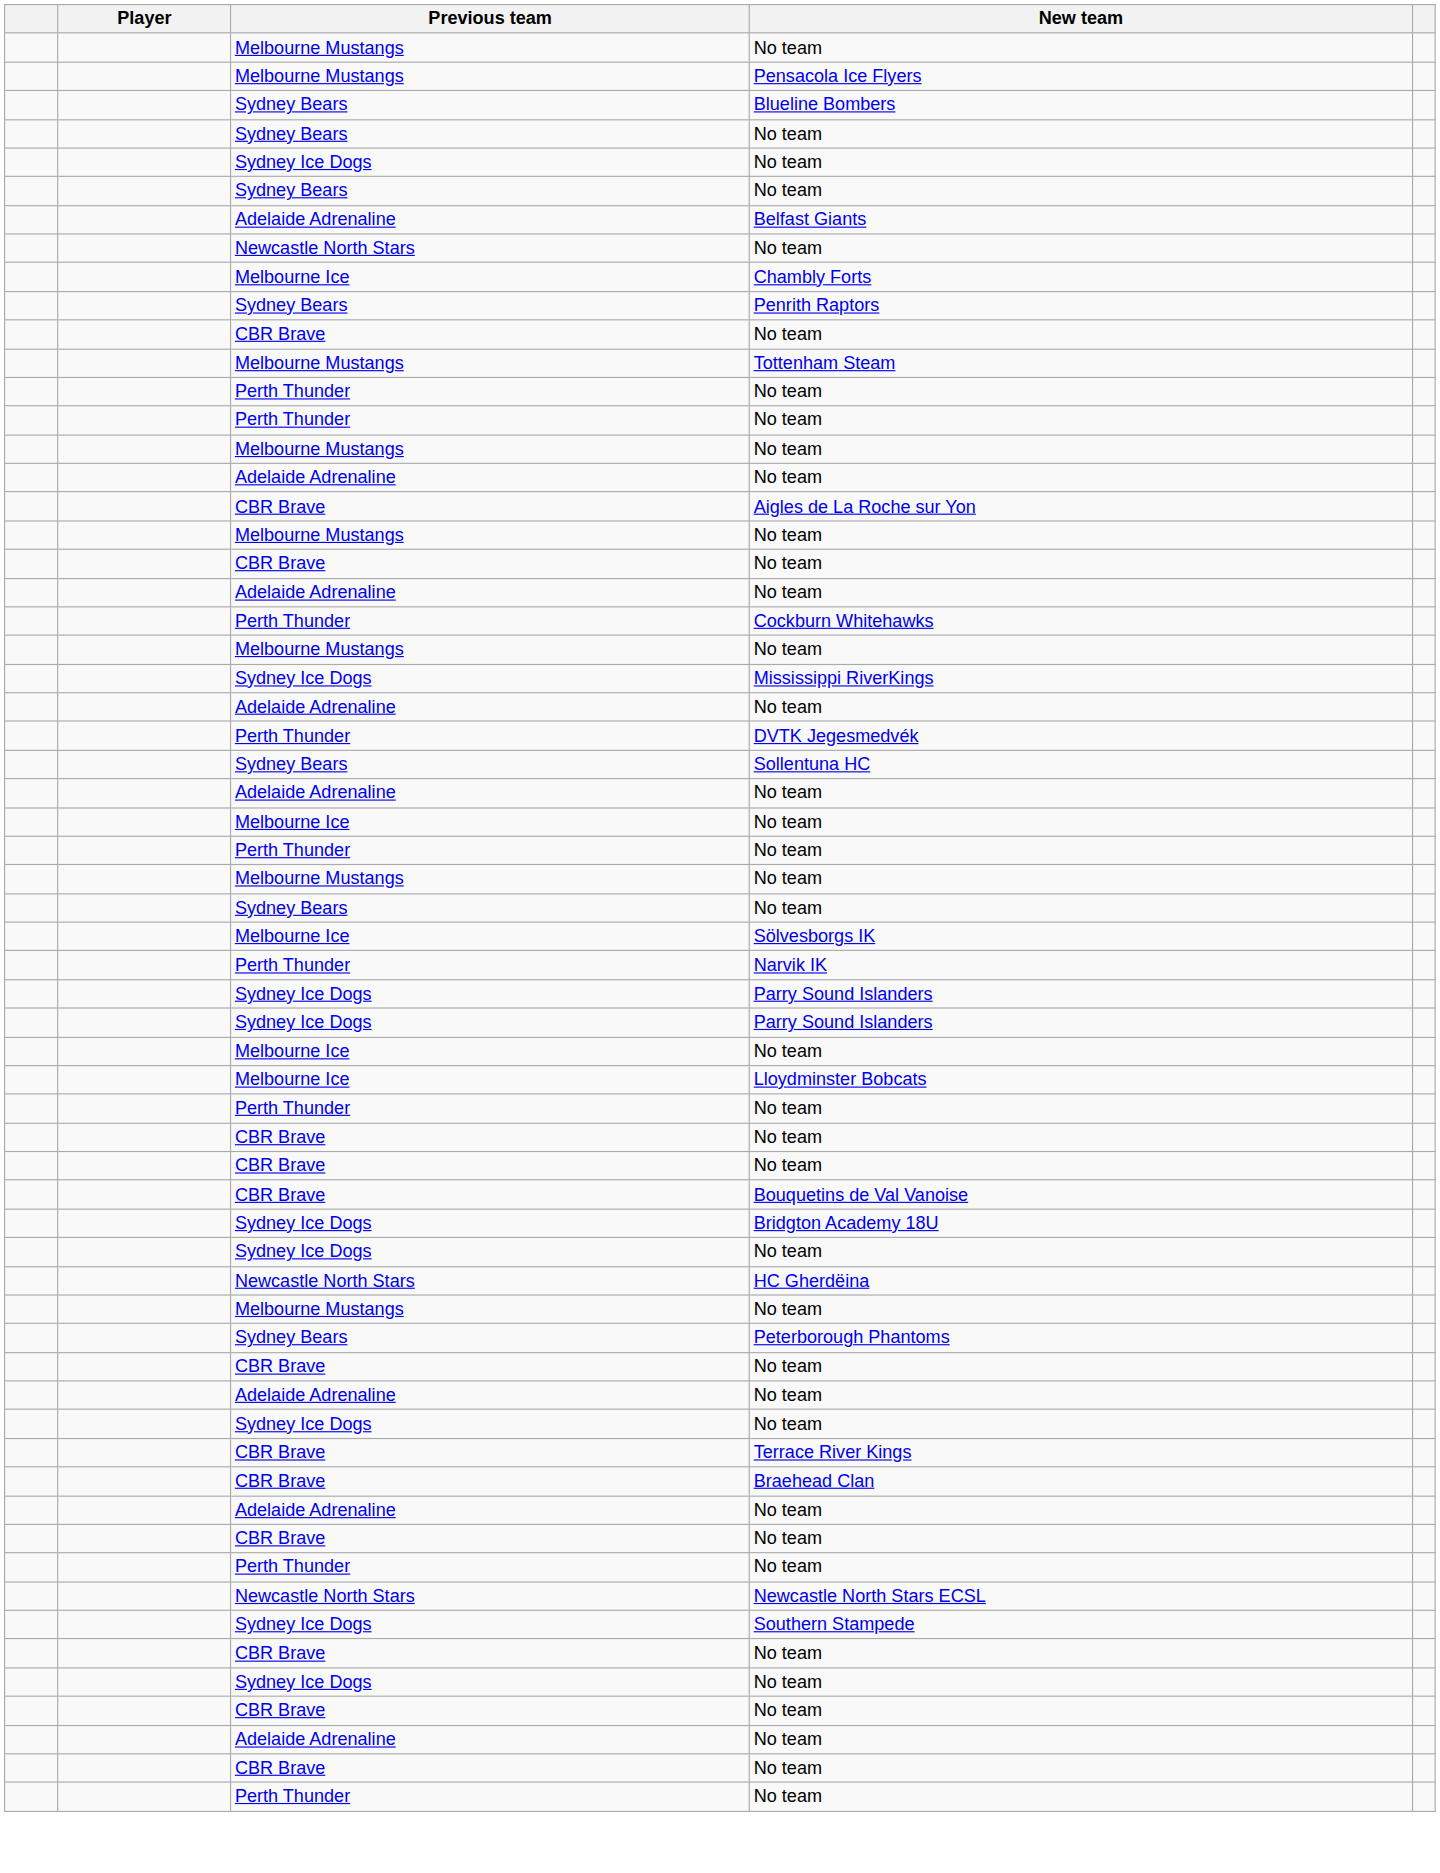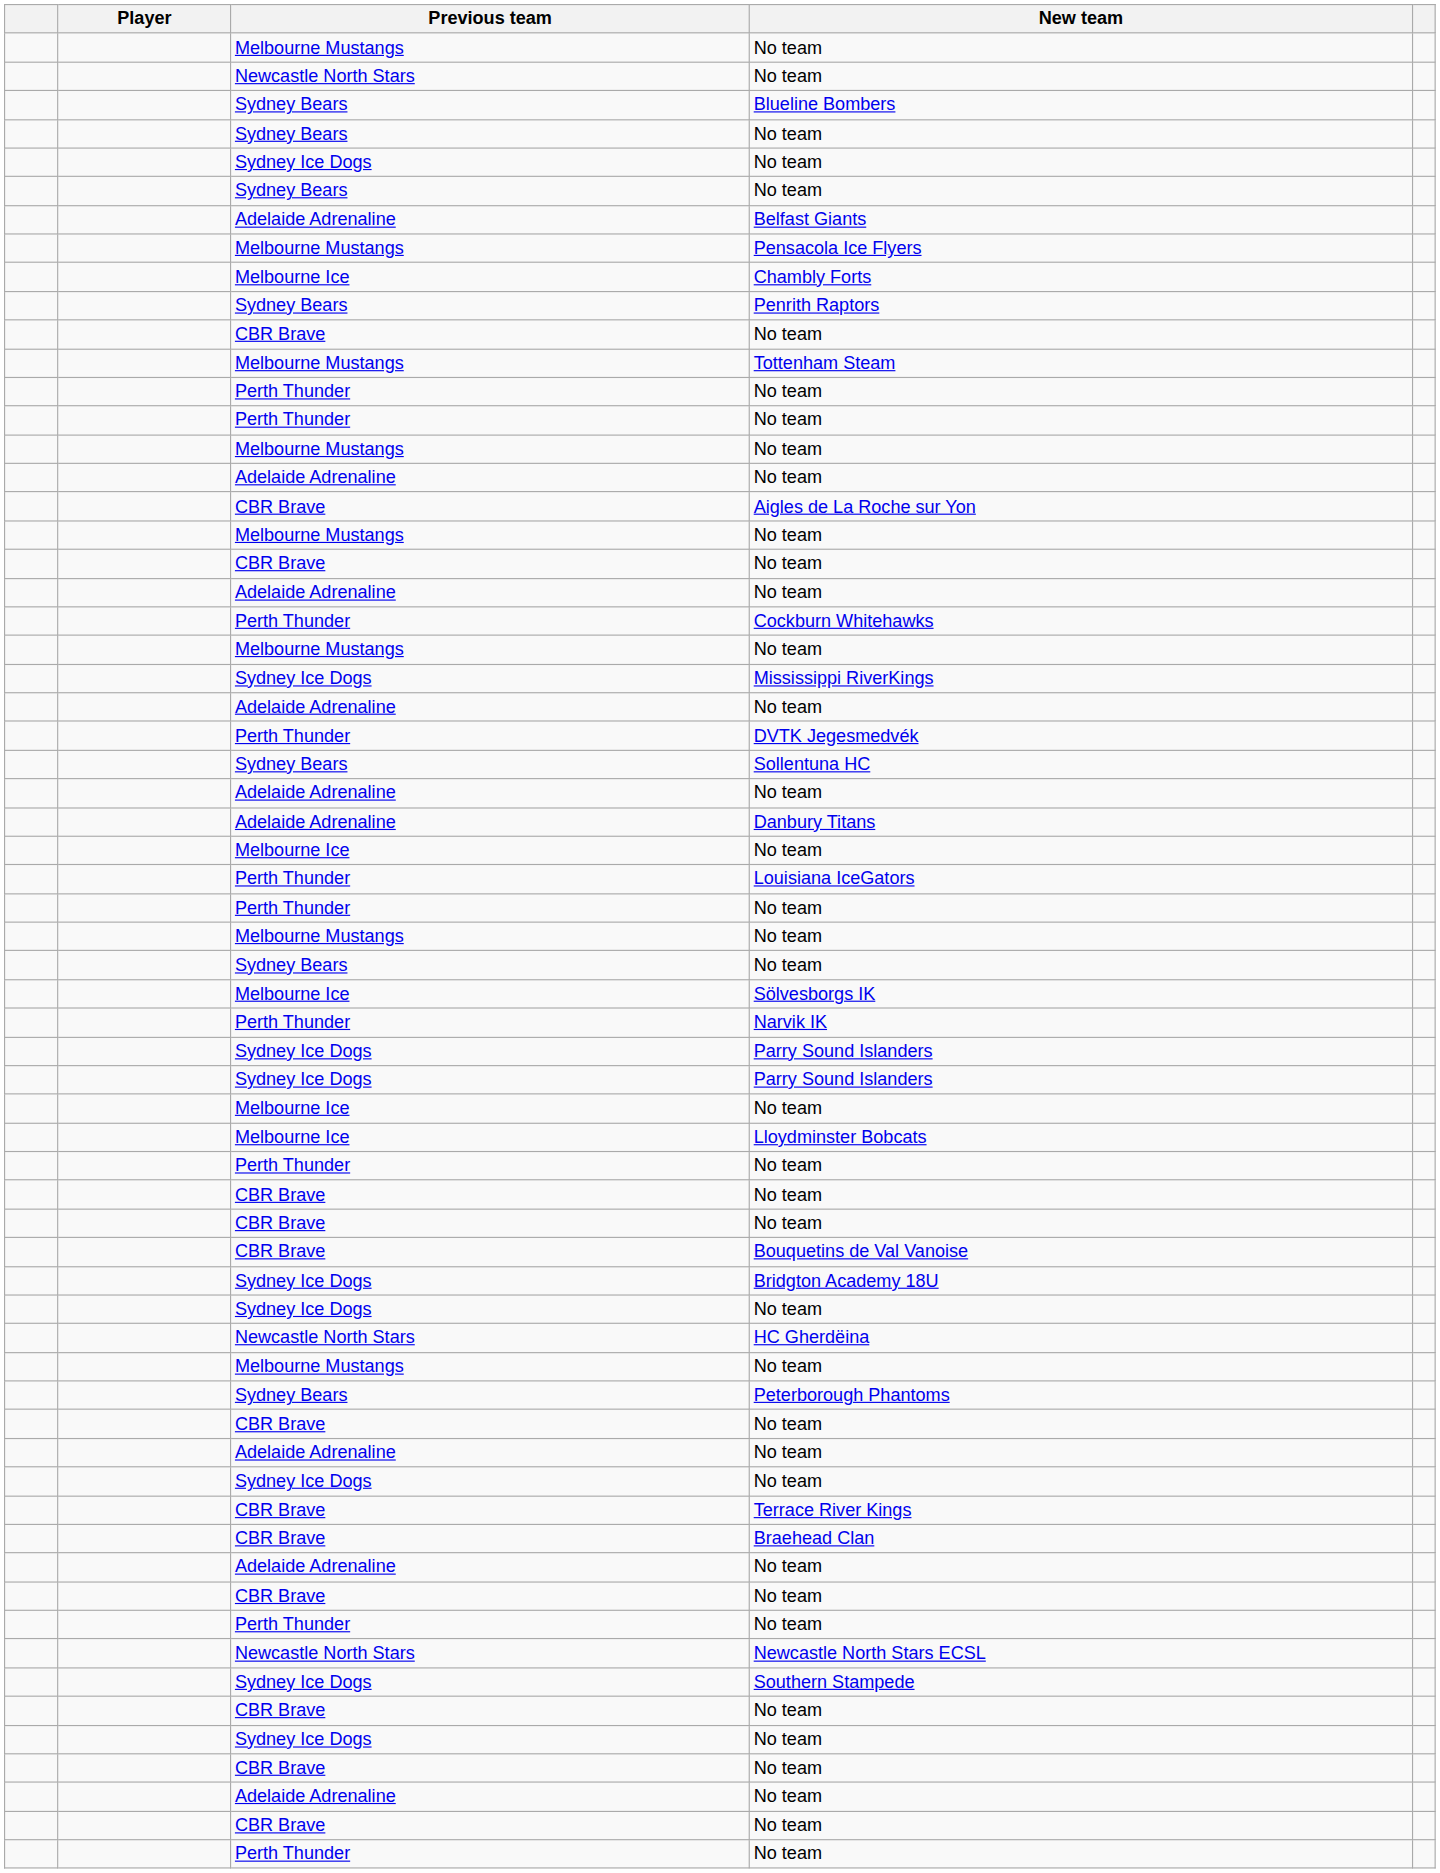rows swapped: (319, 76) <-> (325, 248)
+ row: (315, 821)
+ row: (293, 879)
